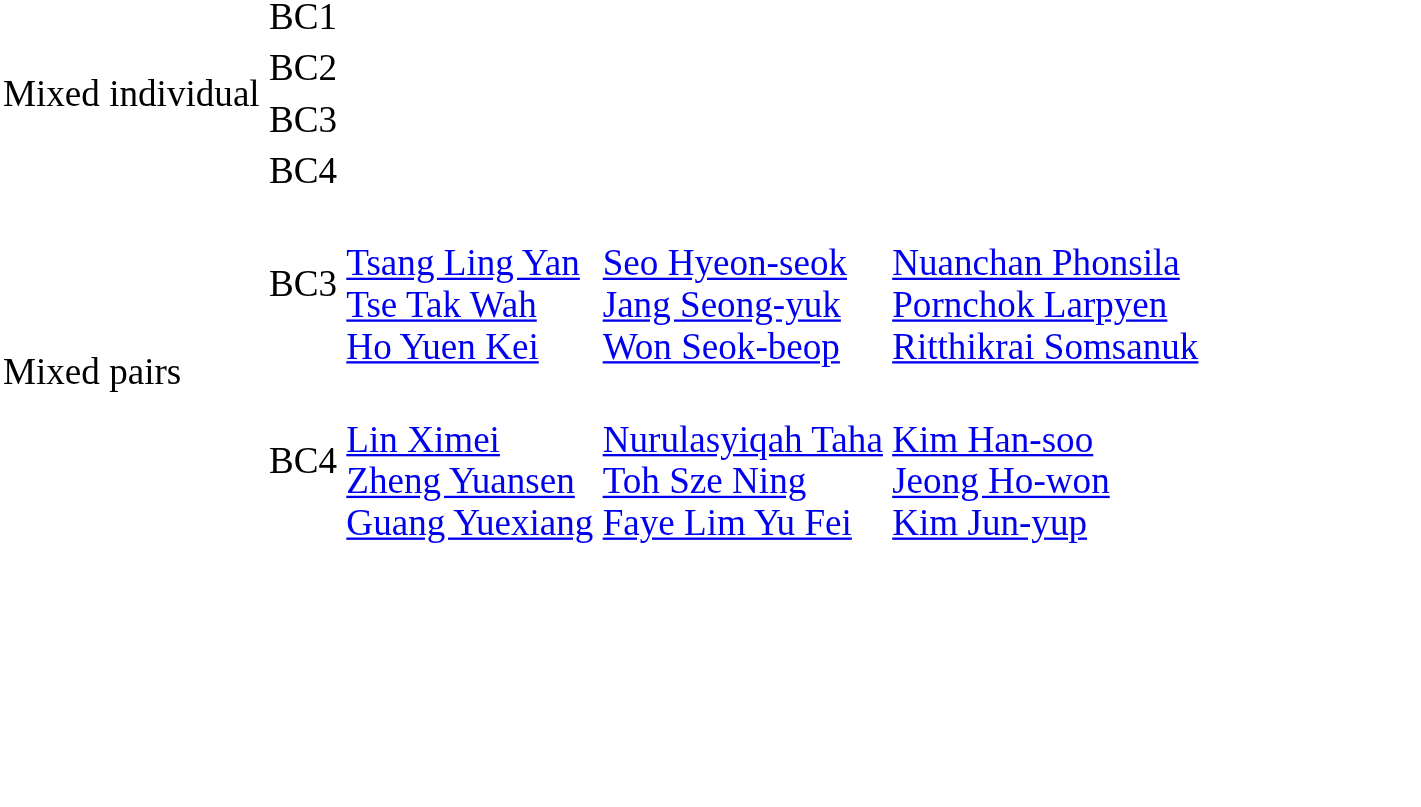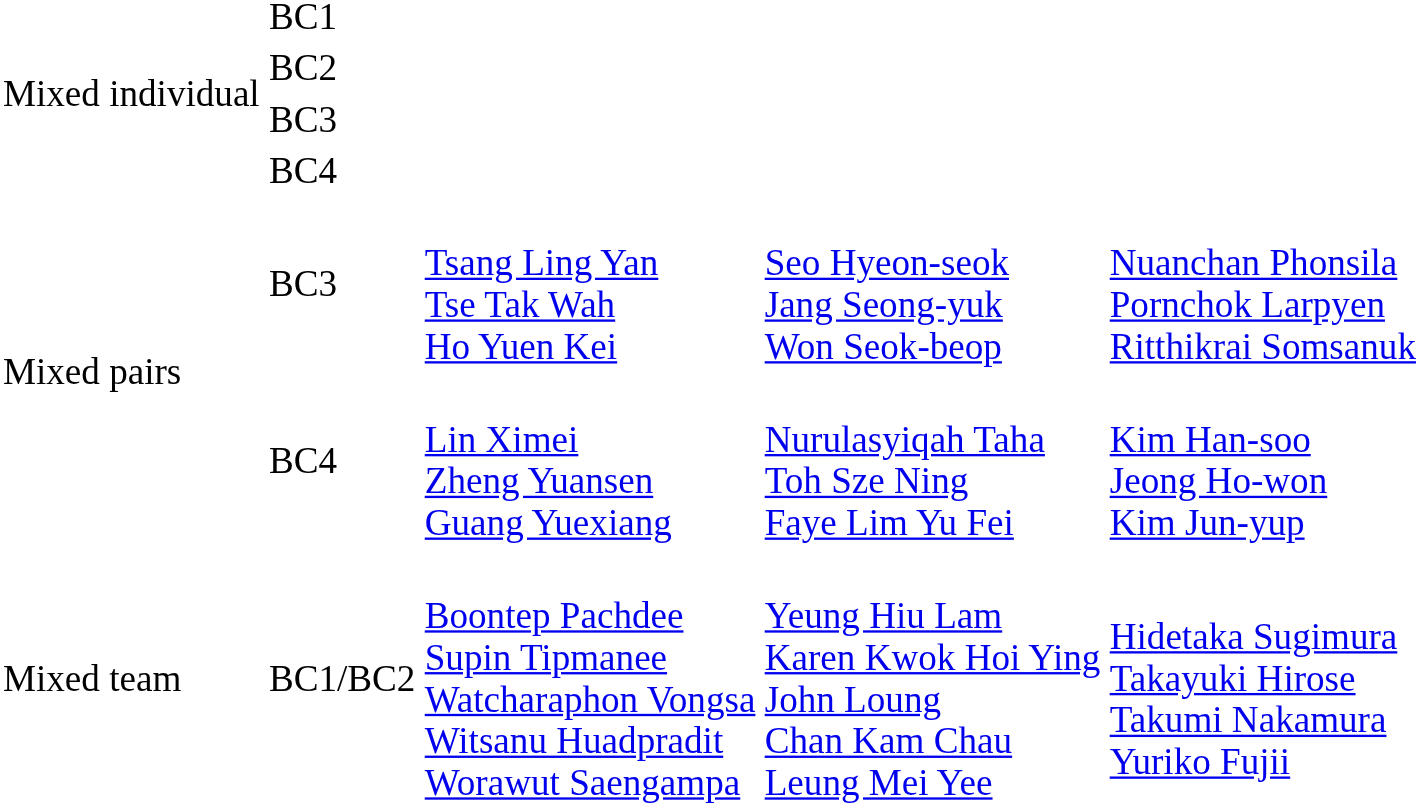+ row: (342, 678)
